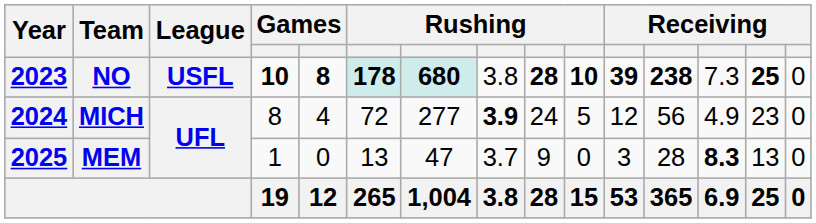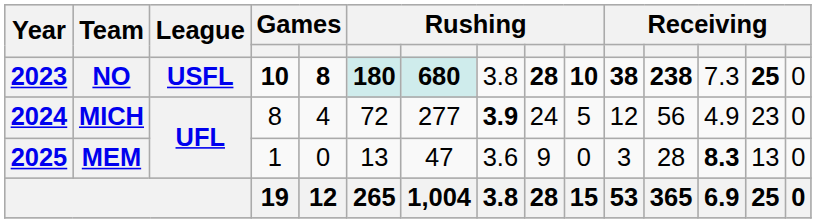(374, 76) 178 -> (374, 76) 180
(624, 76) 39 -> (624, 76) 38
(500, 157) 3.7 -> (500, 157) 3.6
